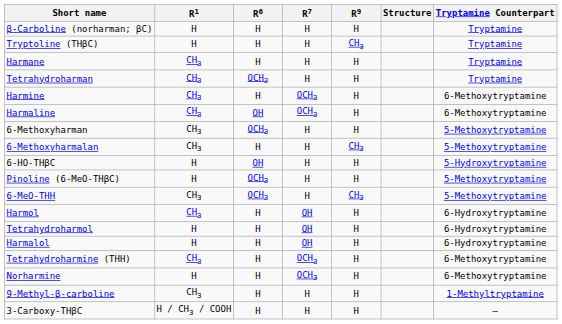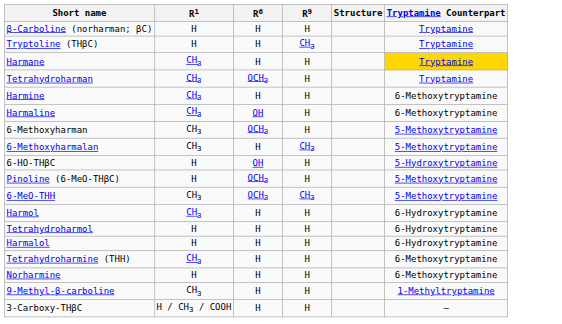- column: (307, 13)
(495, 62) no background -> (446, 62) gold background
